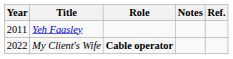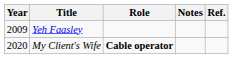(17, 29) 2011 -> (17, 29) 2009
(17, 45) 2022 -> (17, 45) 2020
